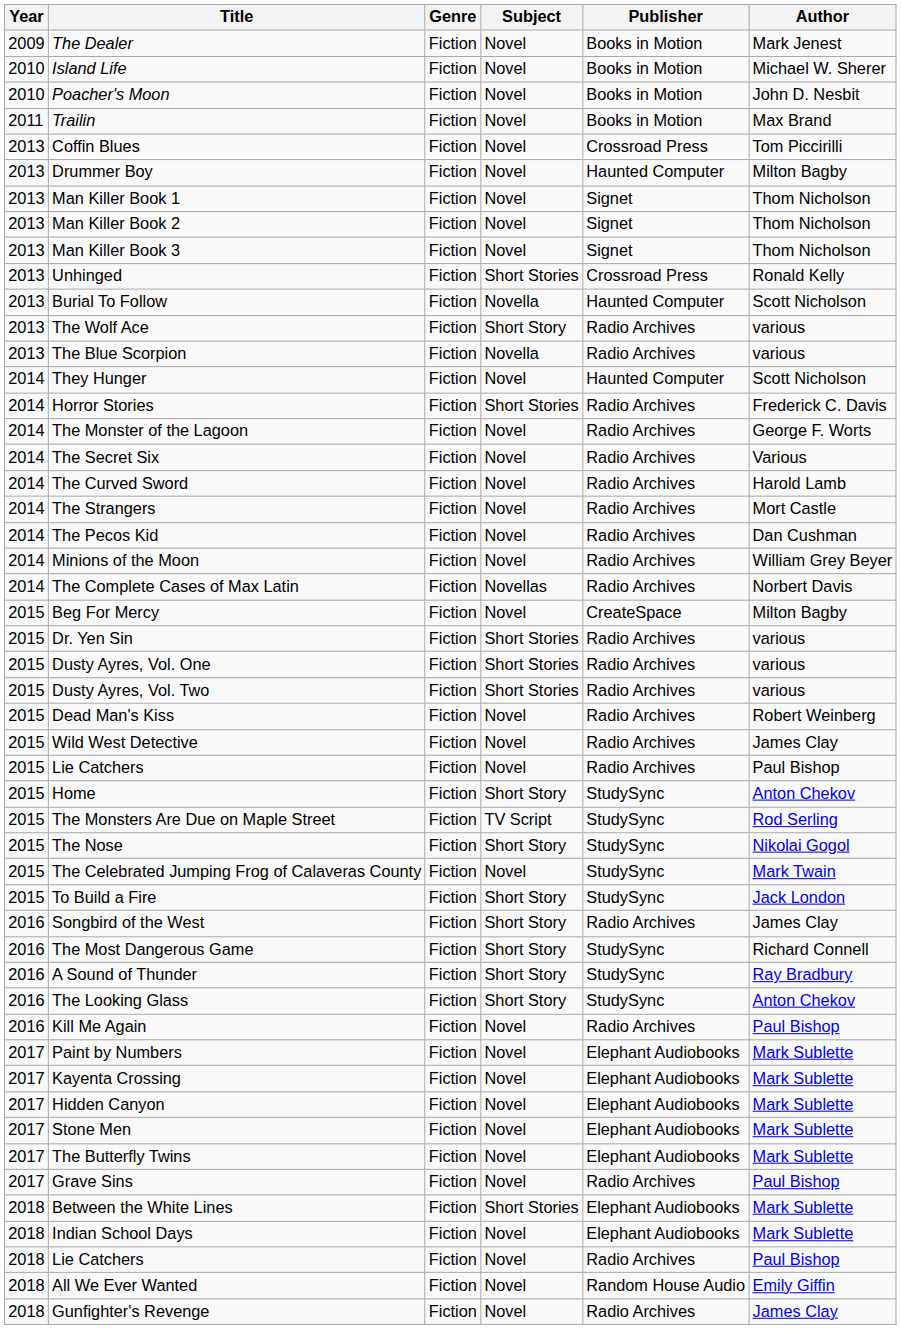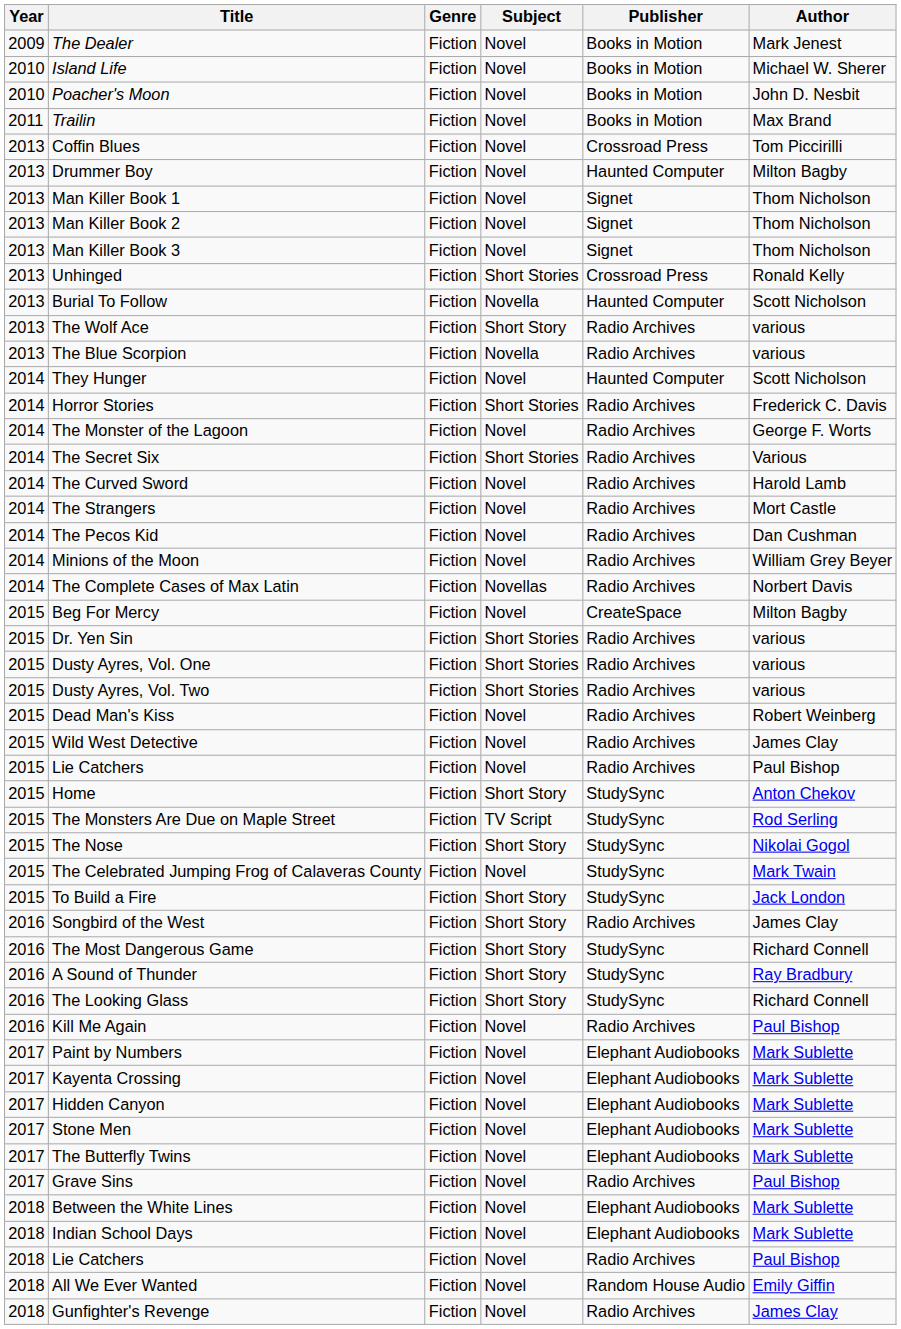(505, 457) Novel -> (532, 457) Short Stories
(804, 1000) Anton Chekov -> (811, 1000) Richard Connell
(532, 1208) Short Stories -> (505, 1208) Novel
